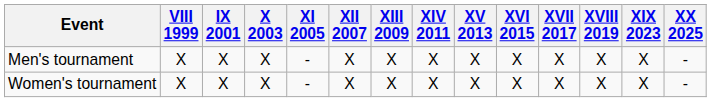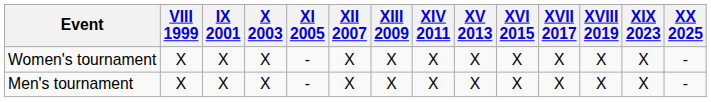rows swapped: (71, 59) <-> (82, 84)
